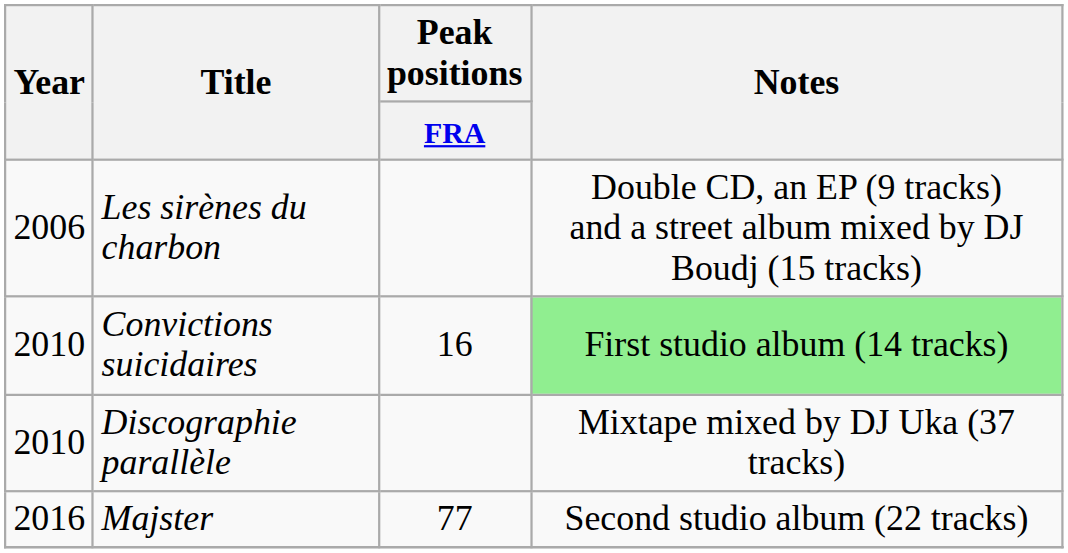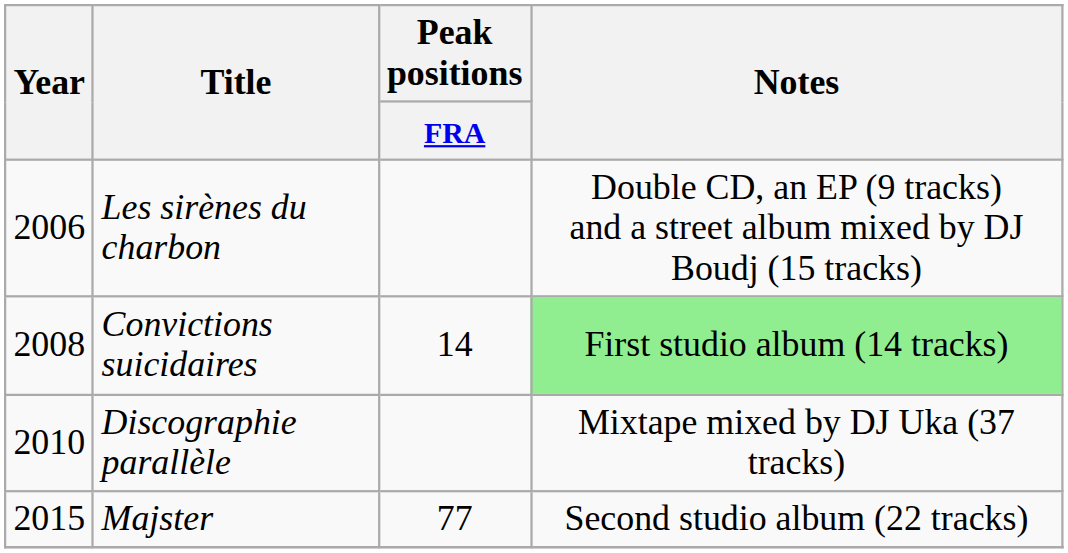(49, 344) 2010 -> (49, 344) 2008
(455, 344) 16 -> (455, 344) 14
(49, 518) 2016 -> (49, 518) 2015
